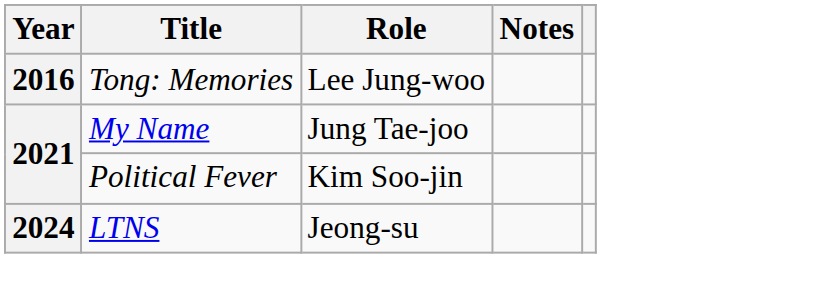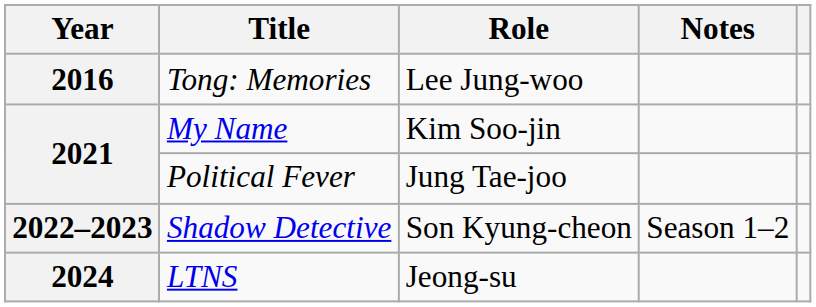(388, 128) Jung Tae-joo -> (483, 128) Kim Soo-jin
(385, 177) Kim Soo-jin -> (486, 177) Jung Tae-joo
+ row: (279, 227)
